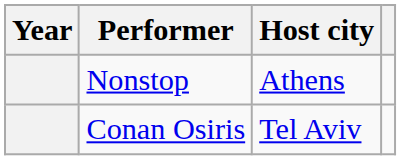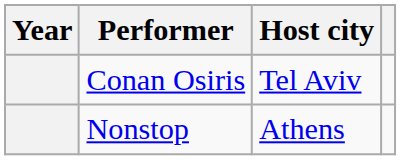rows swapped: (138, 79) <-> (166, 129)
